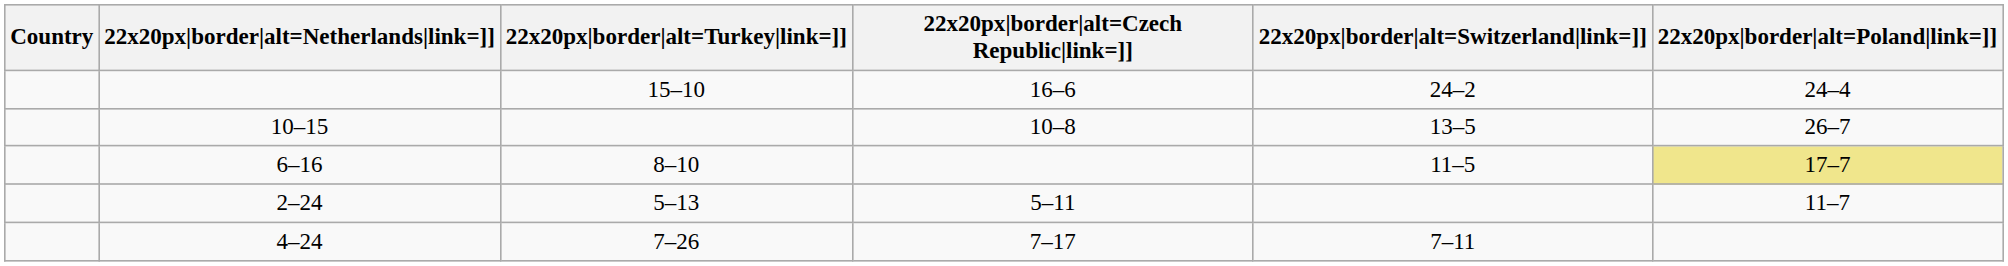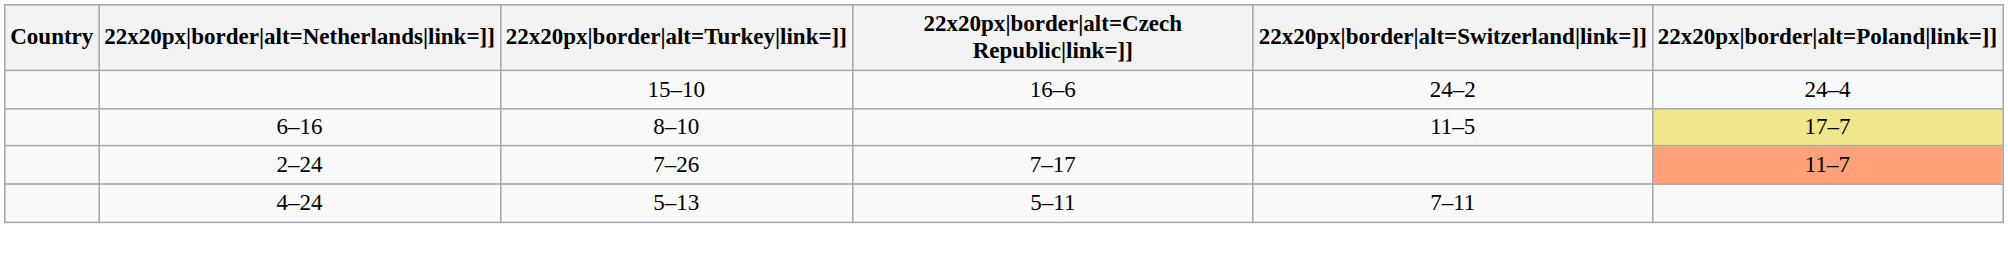- row: (300, 127)
(676, 203) 5–13 -> (676, 165) 7–26
(1053, 203) 5–11 -> (1053, 165) 7–17
(1827, 203) no background -> (1827, 165) lightsalmon background
(676, 241) 7–26 -> (676, 203) 5–13
(1053, 241) 7–17 -> (1053, 203) 5–11
